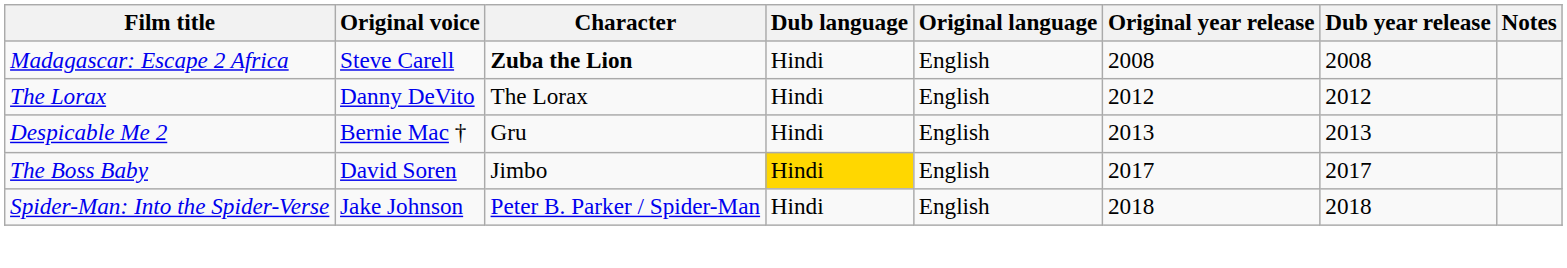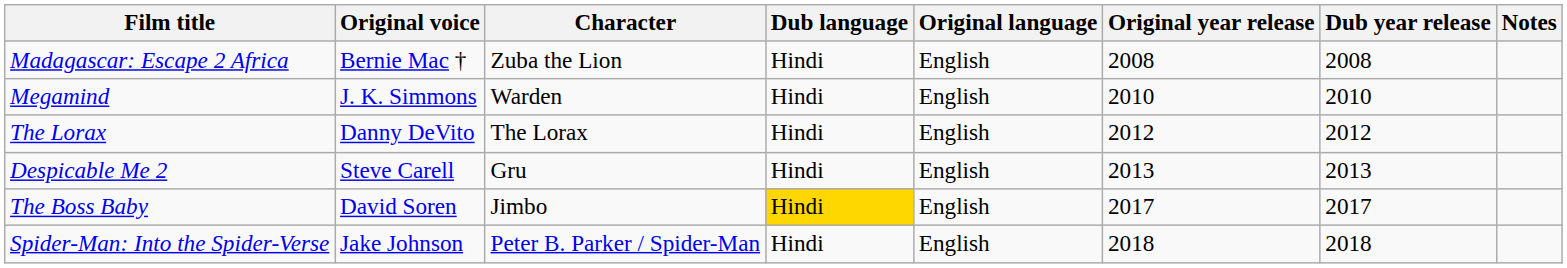(397, 59) Steve Carell -> (403, 59) Bernie Mac †
(562, 59) bold -> (556, 59) normal
+ row: (60, 96)
(403, 133) Bernie Mac † -> (397, 170) Steve Carell
